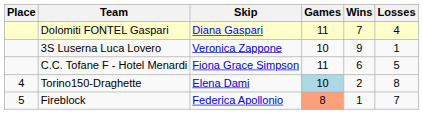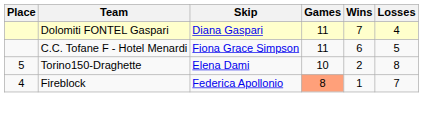- row: (101, 48)
(21, 83) 4 -> (21, 65) 5
(323, 83) lightblue background -> (323, 65) no background
(21, 100) 5 -> (21, 83) 4
